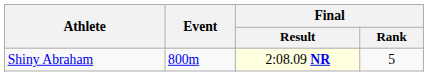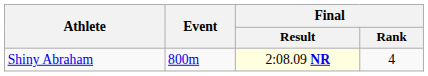(392, 60) 5 -> (392, 60) 4
